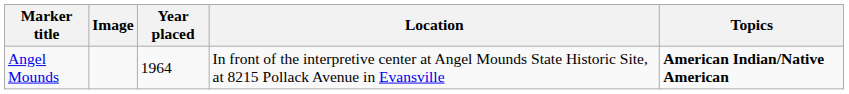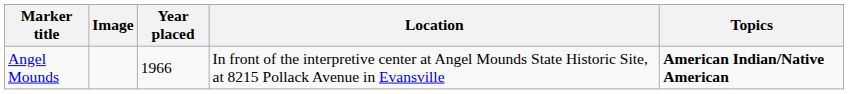(156, 67) 1964 -> (156, 67) 1966
